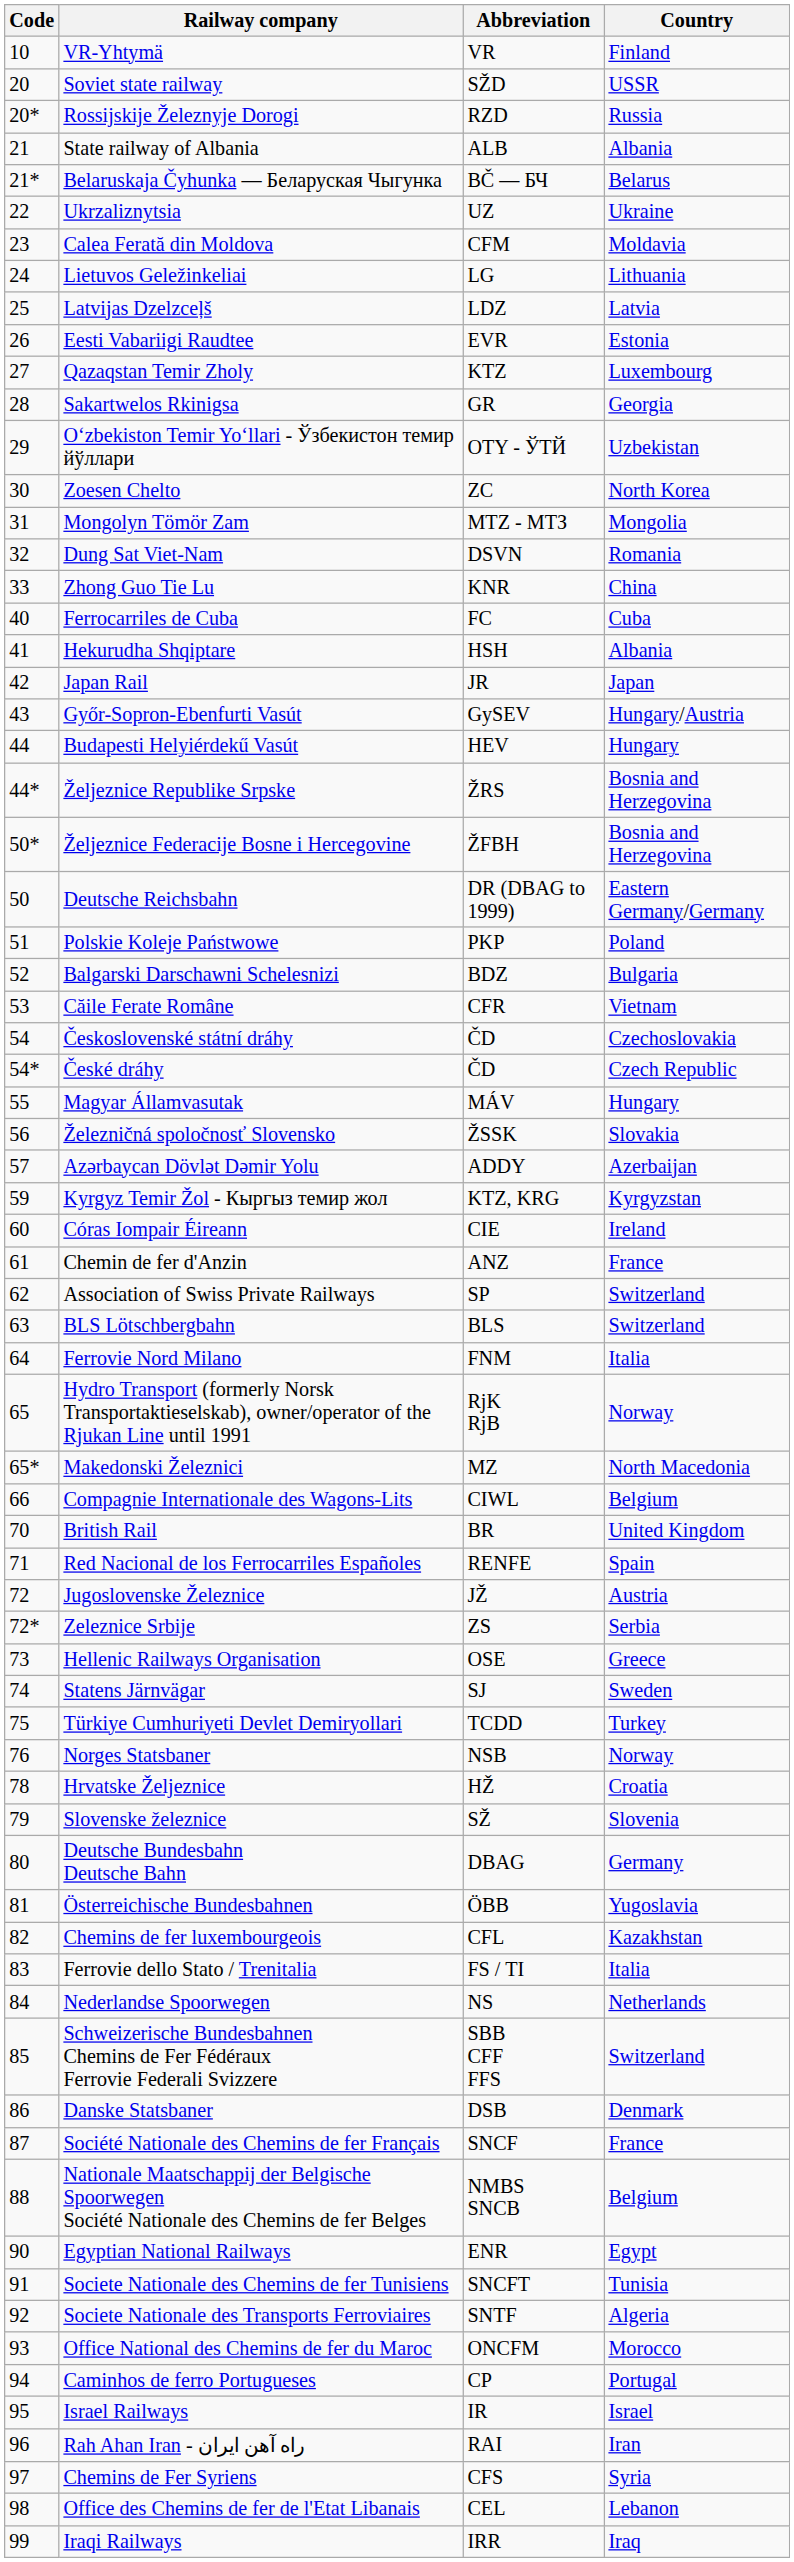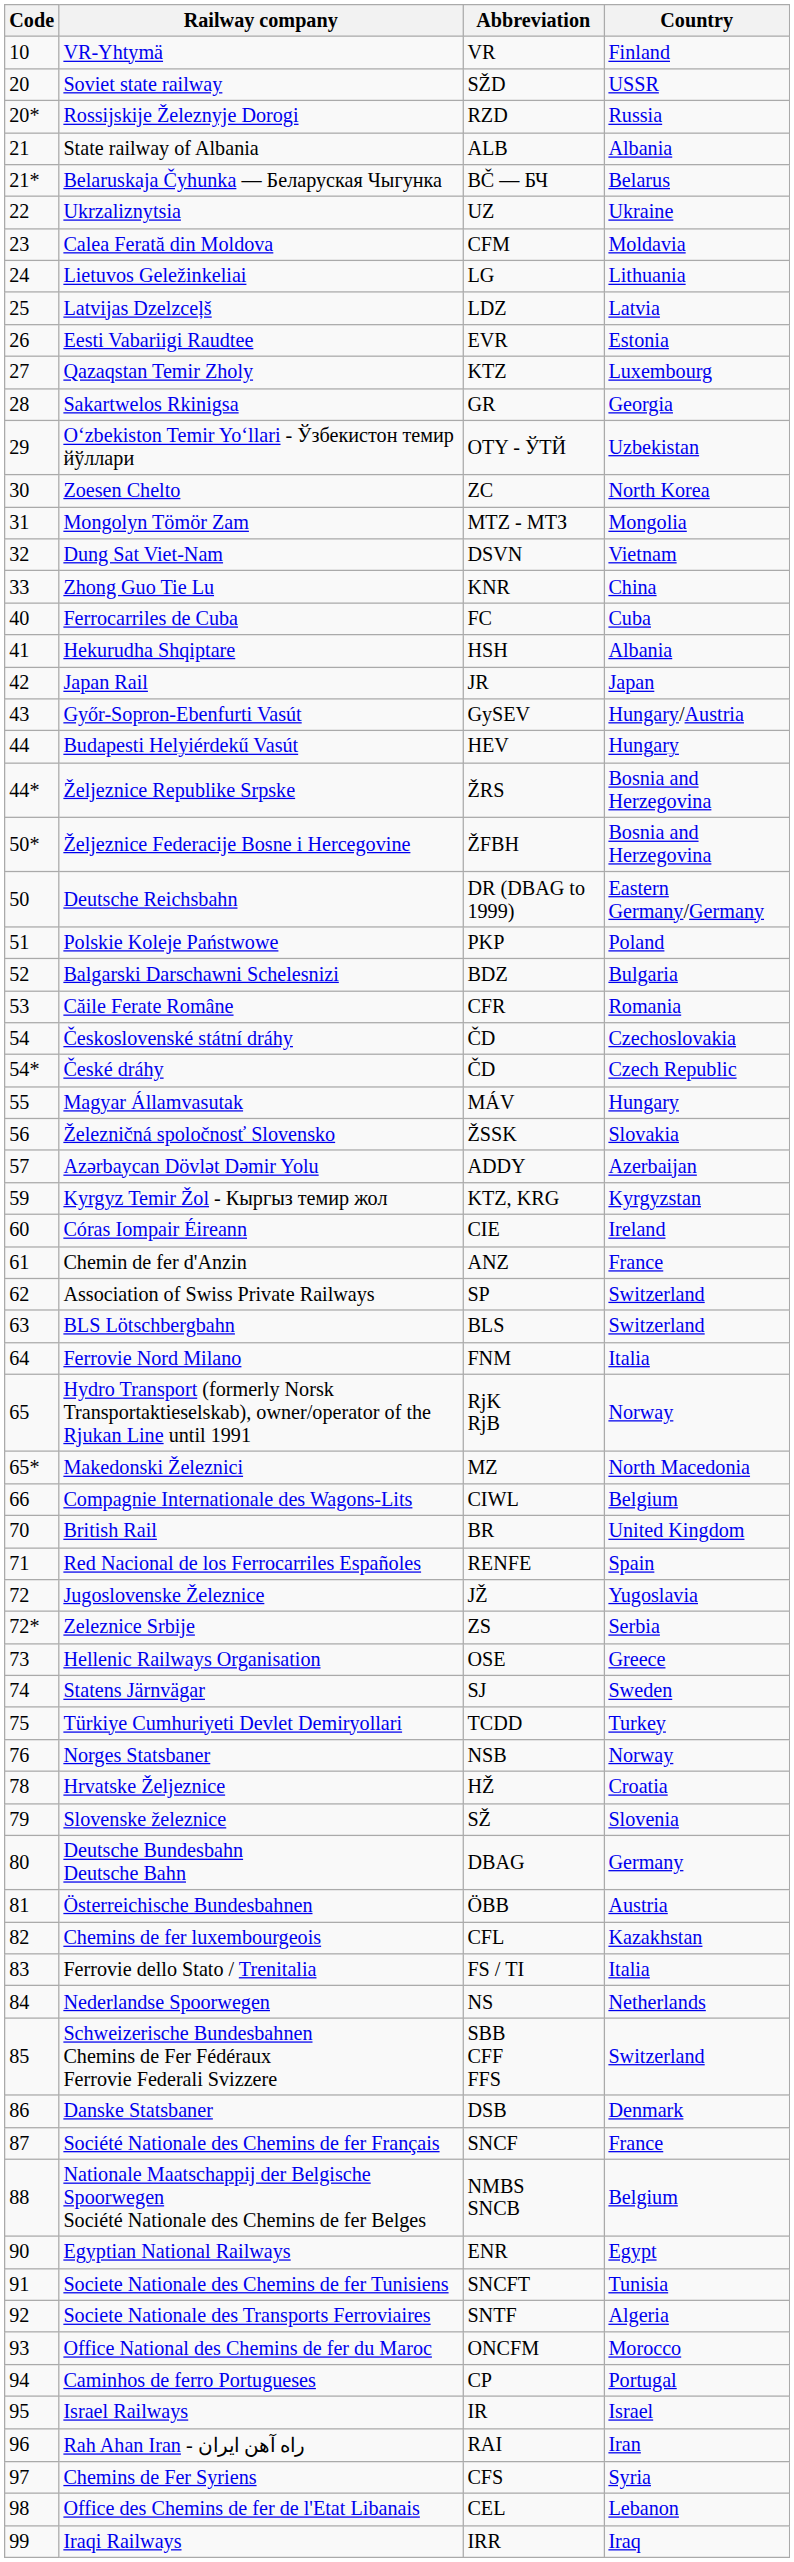(645, 554) Romania -> (643, 554) Vietnam
(643, 1006) Vietnam -> (645, 1006) Romania
(638, 1595) Austria -> (653, 1595) Yugoslavia
(653, 1905) Yugoslavia -> (638, 1905) Austria
